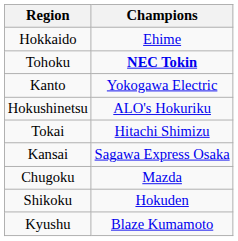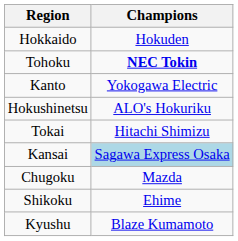(162, 39) Ehime -> (162, 39) Hokuden
(162, 154) no background -> (162, 154) lightblue background
(162, 200) Hokuden -> (162, 200) Ehime
